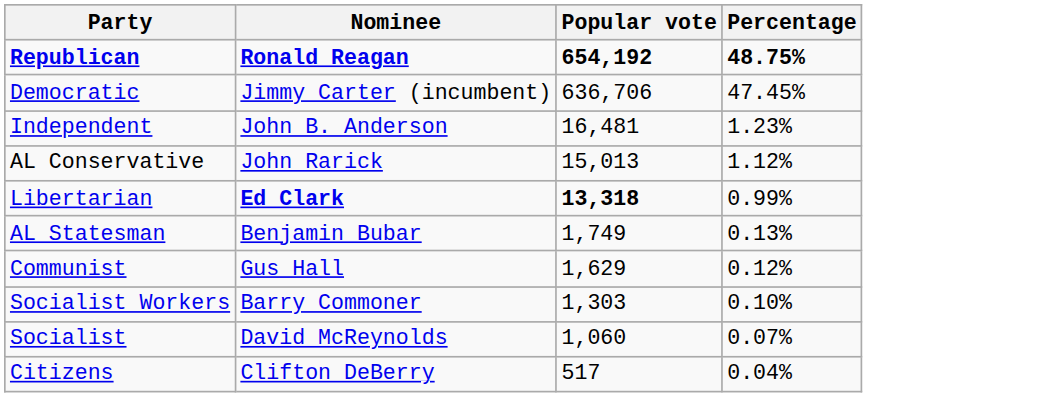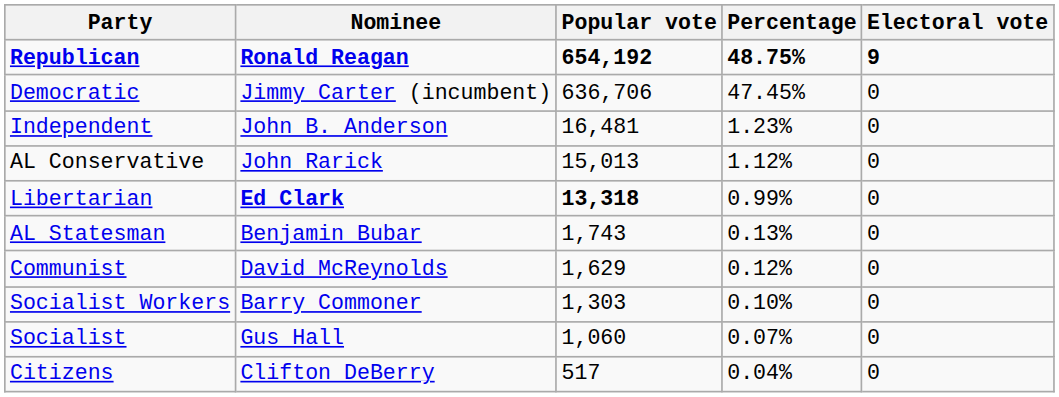+ column: (958, 22)
(594, 233) 1,749 -> (594, 233) 1,743
(292, 269) Gus Hall -> (344, 269) David McReynolds
(344, 339) David McReynolds -> (292, 339) Gus Hall
